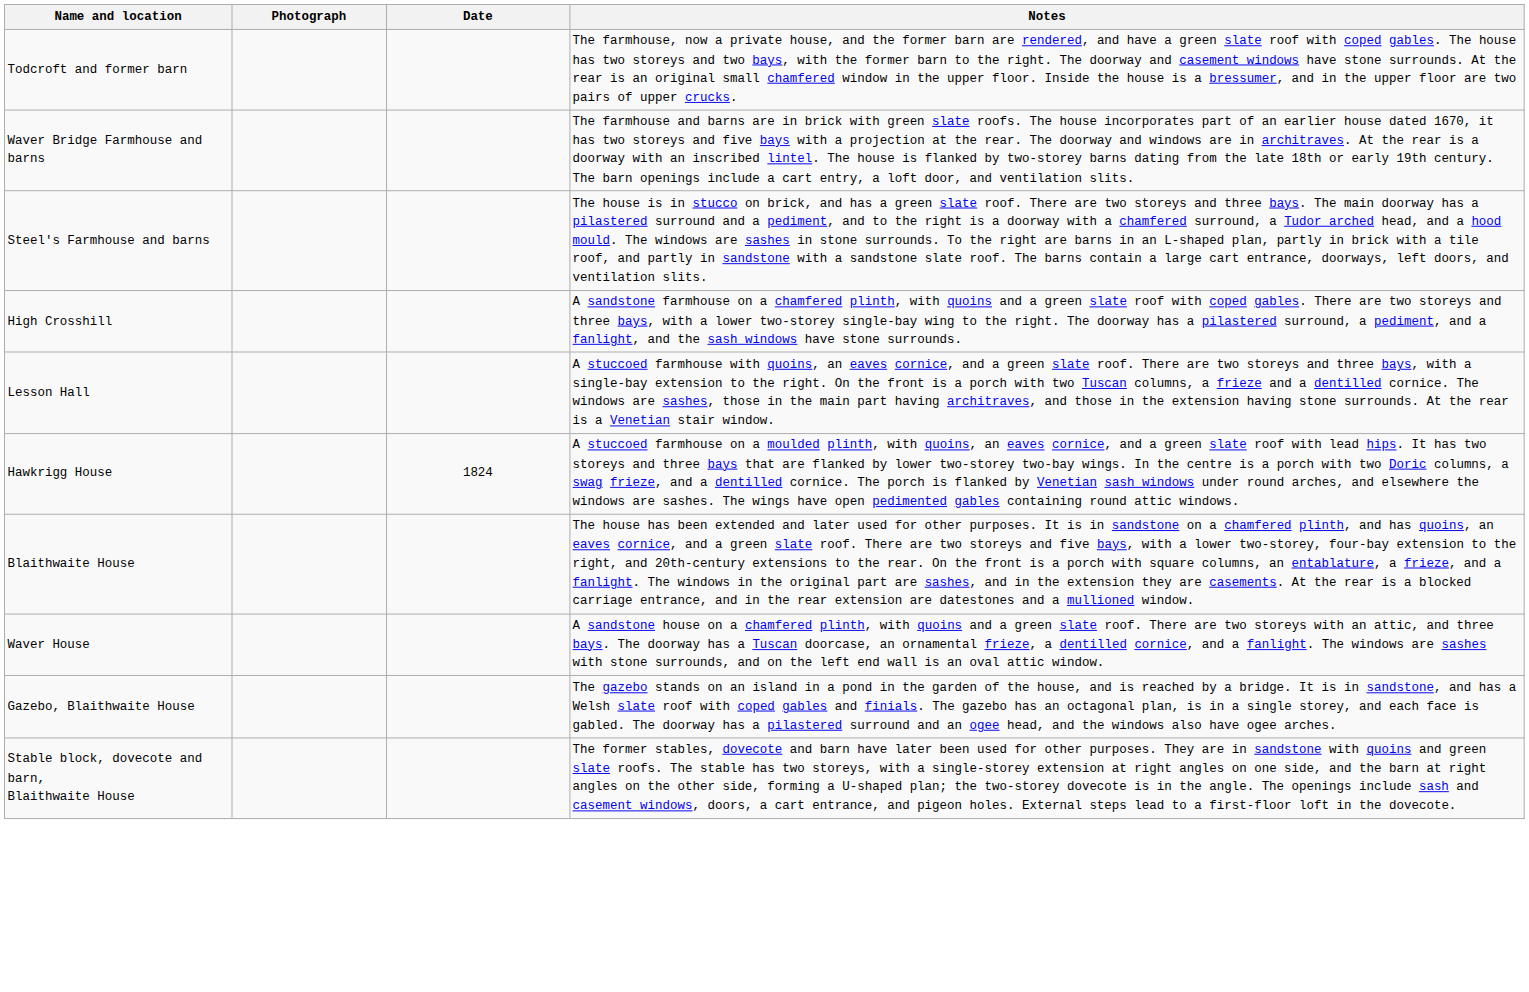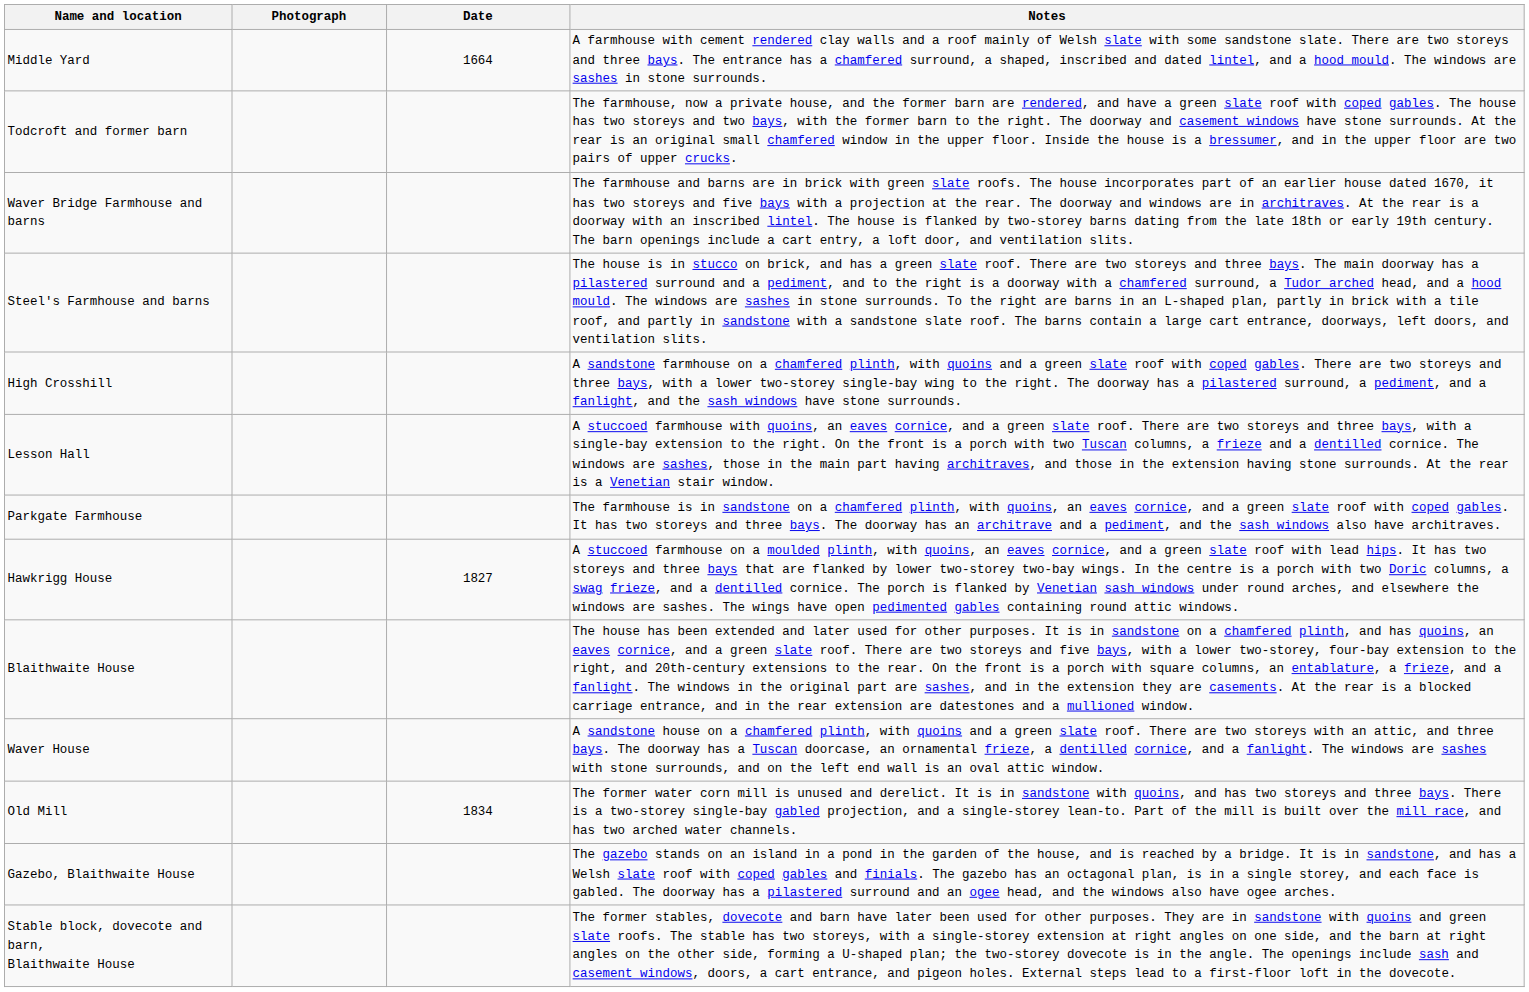+ row: (49, 60)
+ row: (75, 517)
(478, 473) 1824 -> (478, 579) 1827
+ row: (37, 812)
